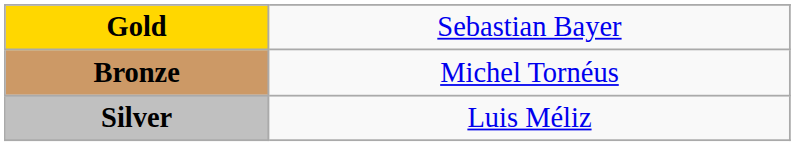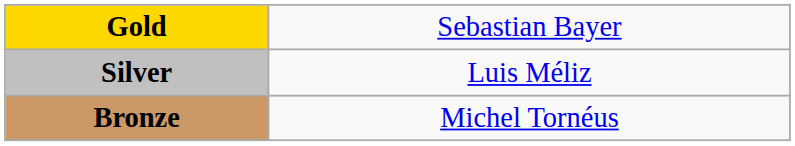rows swapped: (137, 117) <-> (137, 72)
